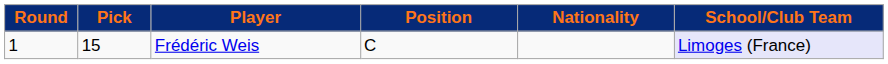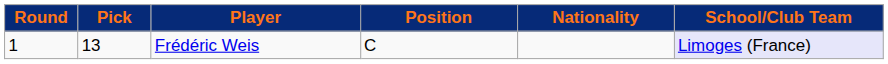(91, 44) 15 -> (91, 44) 13
